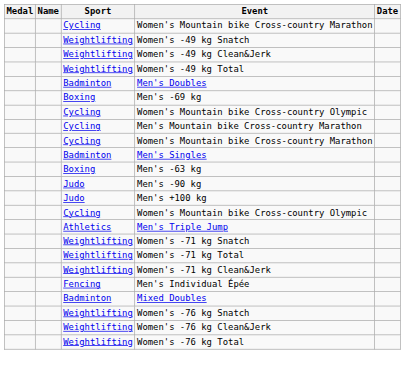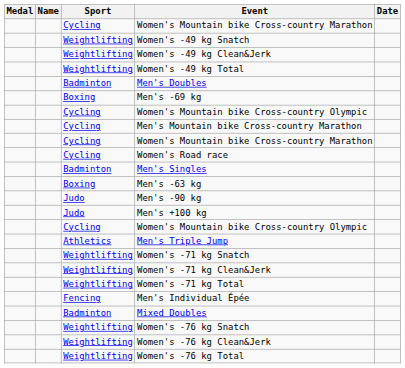+ row: (82, 155)
rows swapped: (98, 270) <-> (98, 256)
